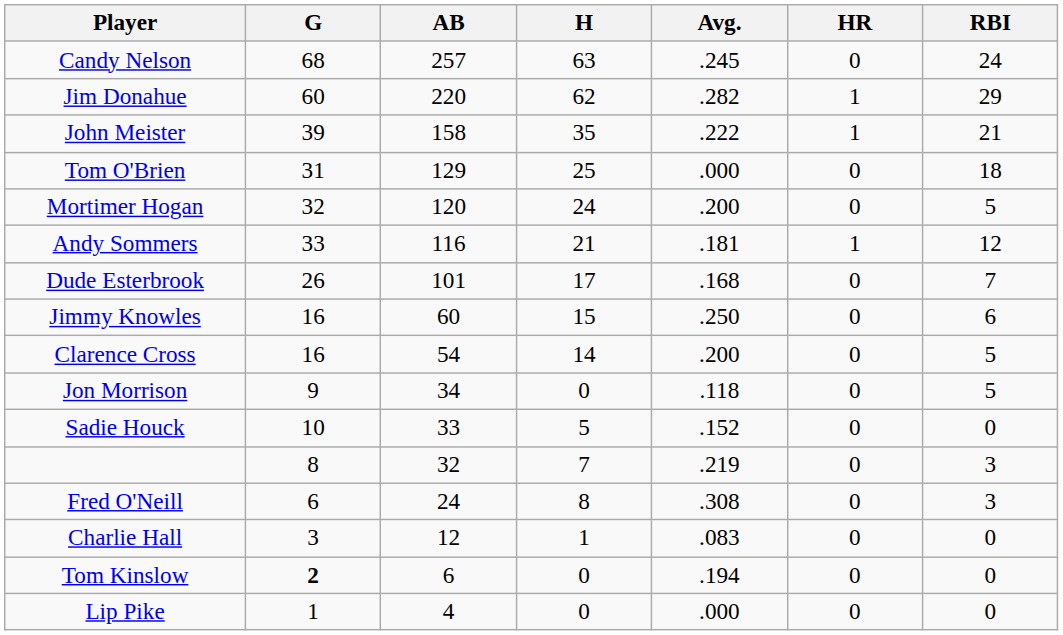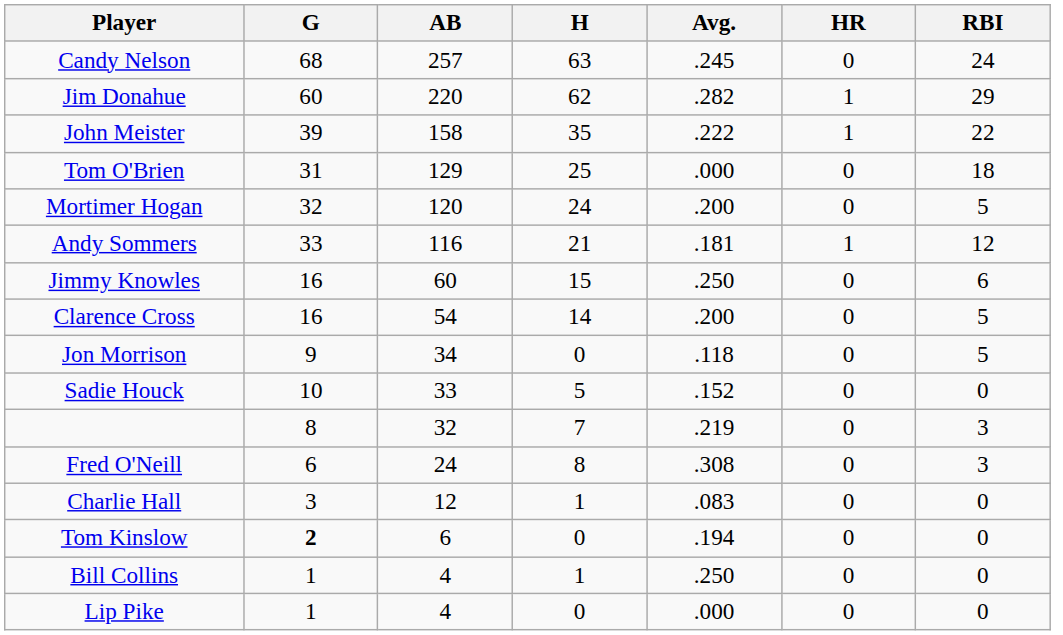(990, 133) 21 -> (983, 133) 22
- row: (125, 280)
+ row: (124, 574)
